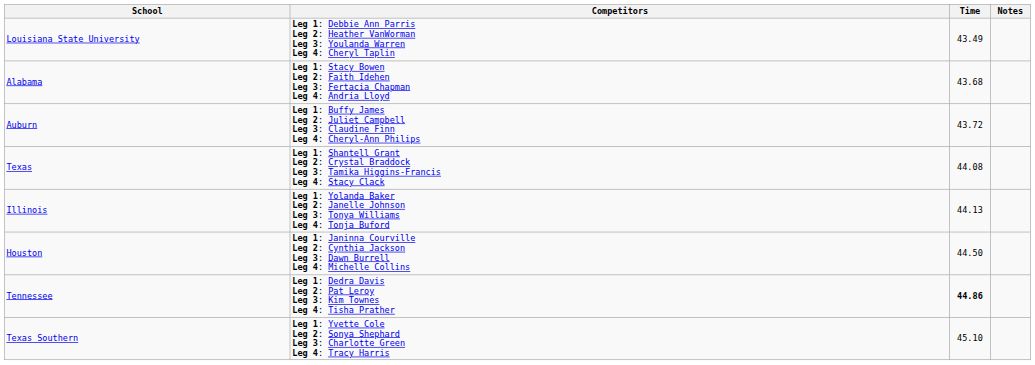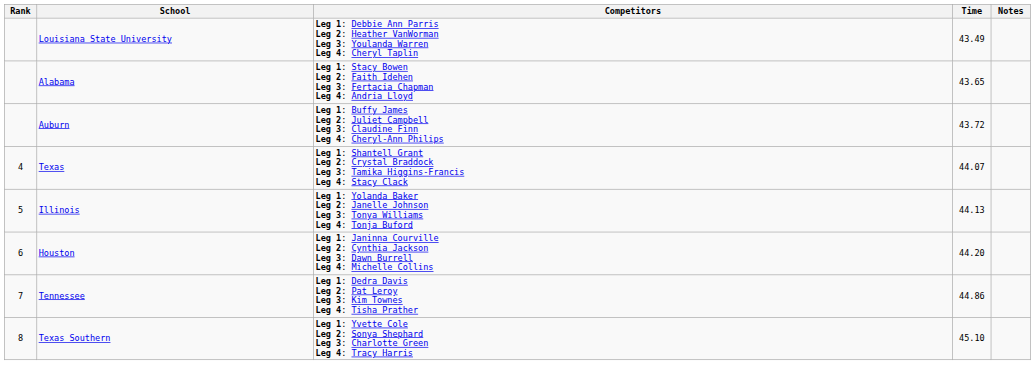+ column: (20, 12)
(970, 83) 43.68 -> (972, 83) 43.65
(970, 168) 44.08 -> (972, 168) 44.07
(970, 253) 44.50 -> (972, 253) 44.20
(970, 296) bold -> (972, 296) normal
